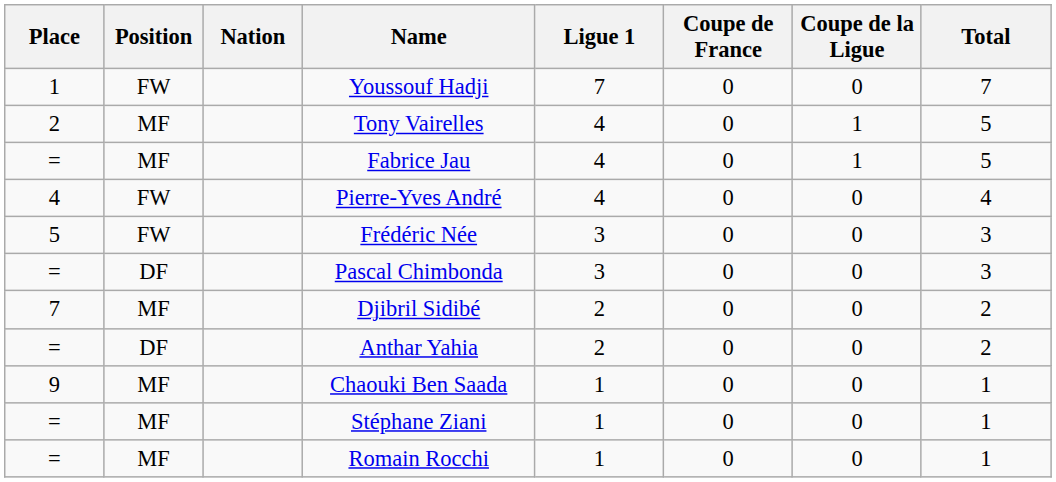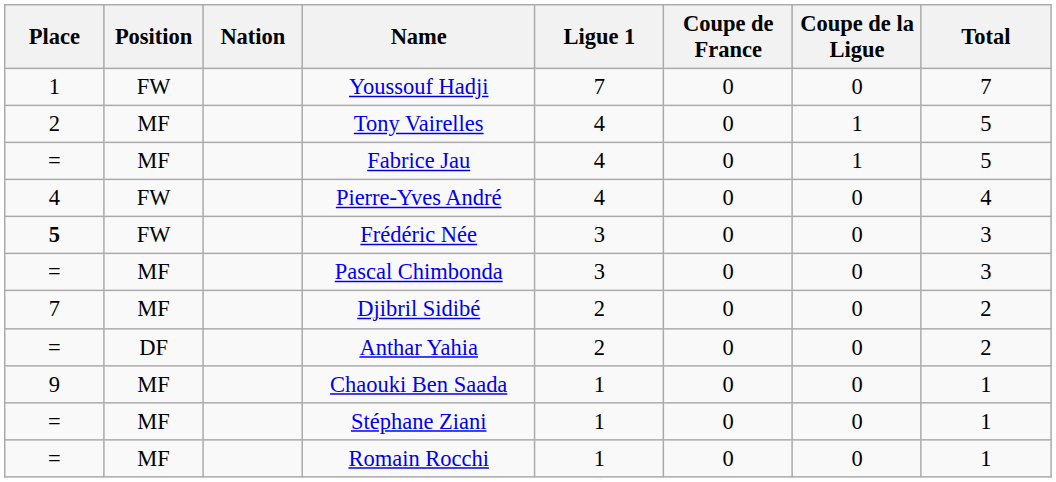(54, 235) normal -> (54, 235) bold
(154, 272) DF -> (154, 272) MF
